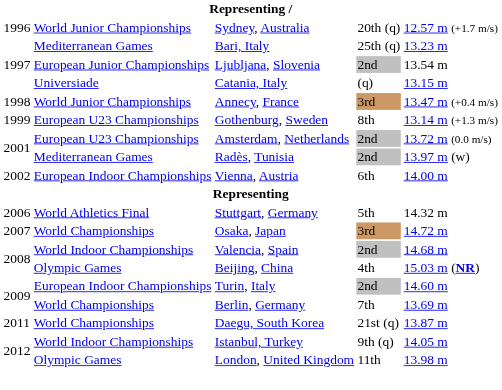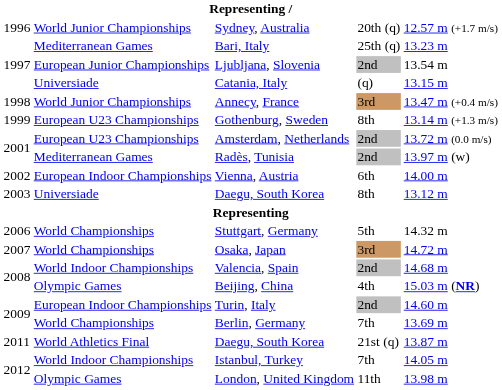+ row: (17, 193)
(91, 212) World Athletics Final -> (94, 230) World Championships
(94, 323) World Championships -> (91, 341) World Athletics Final
(376, 341) 9th (q) -> (366, 360) 7th
